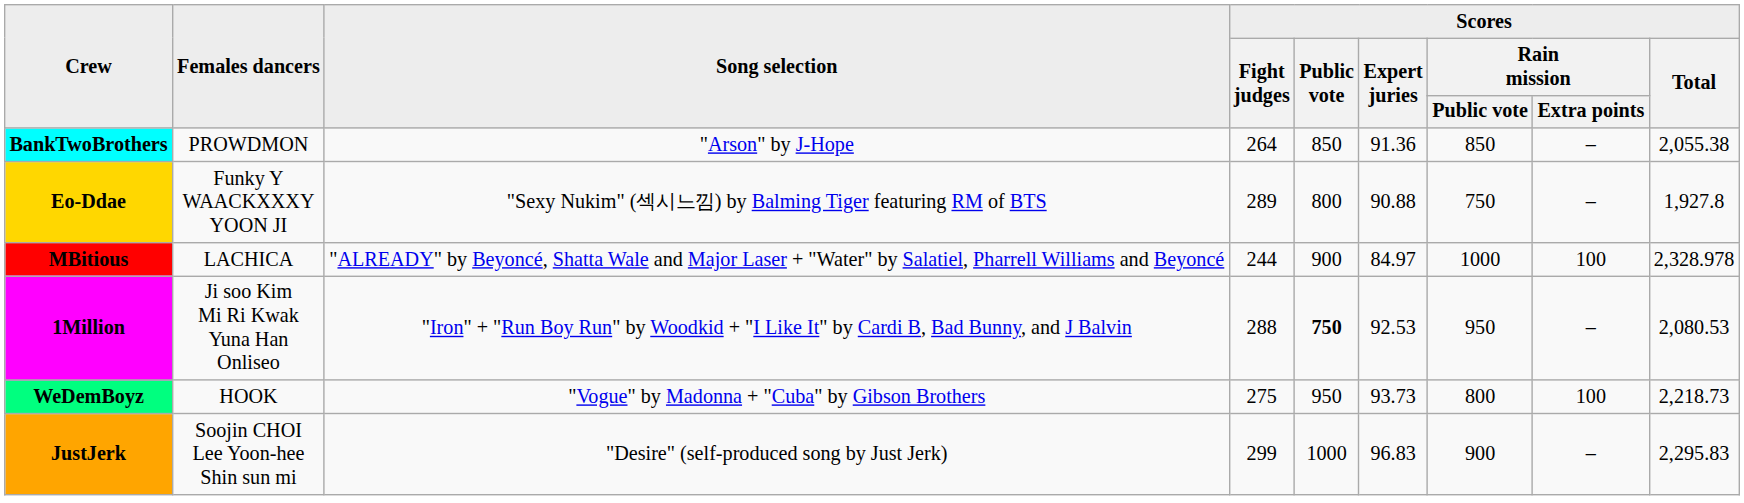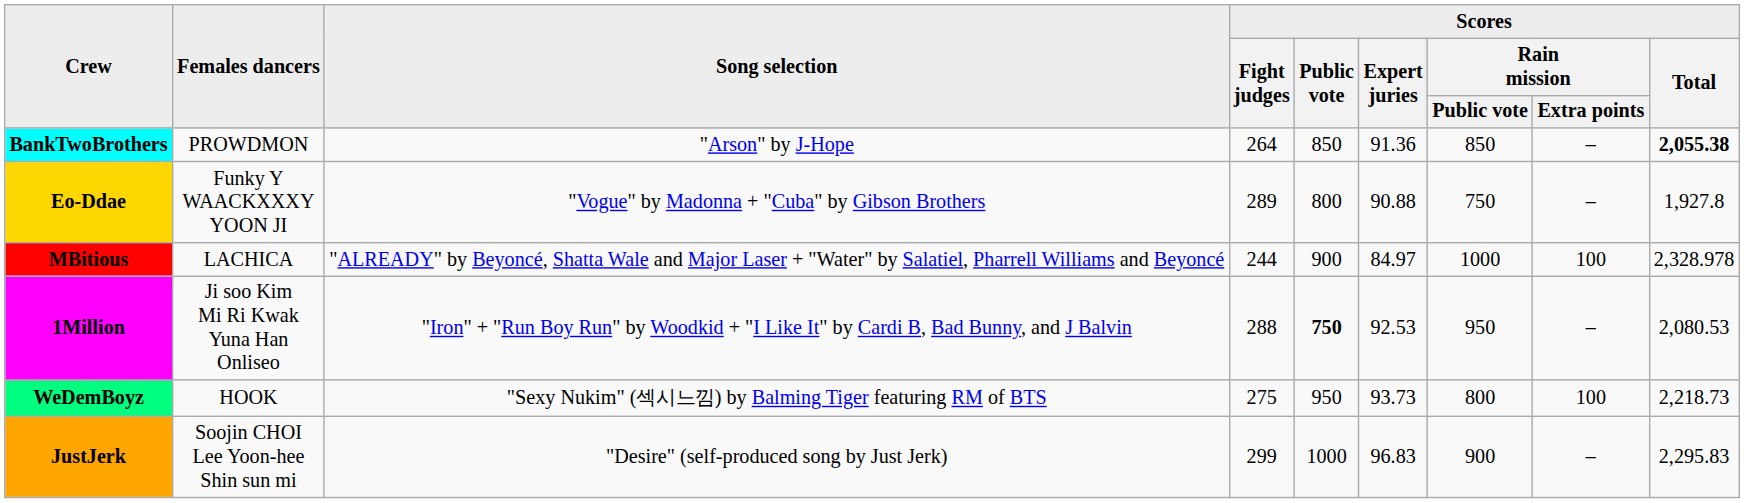(1694, 145) normal -> (1694, 145) bold
(777, 202) "Sexy Nukim" (섹시느낌) by Balming Tiger featuring RM of BTS -> (777, 202) "Vogue" by Madonna + "Cuba" by Gibson Brothers
(777, 397) "Vogue" by Madonna + "Cuba" by Gibson Brothers -> (777, 398) "Sexy Nukim" (섹시느낌) by Balming Tiger featuring RM of BTS
